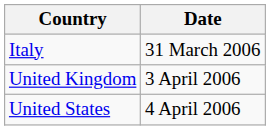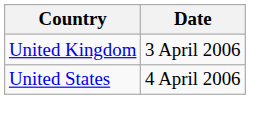- row: (26, 49)
